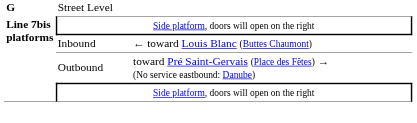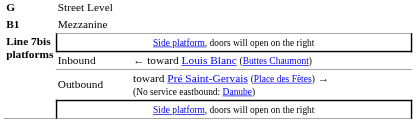+ row: (83, 24)
